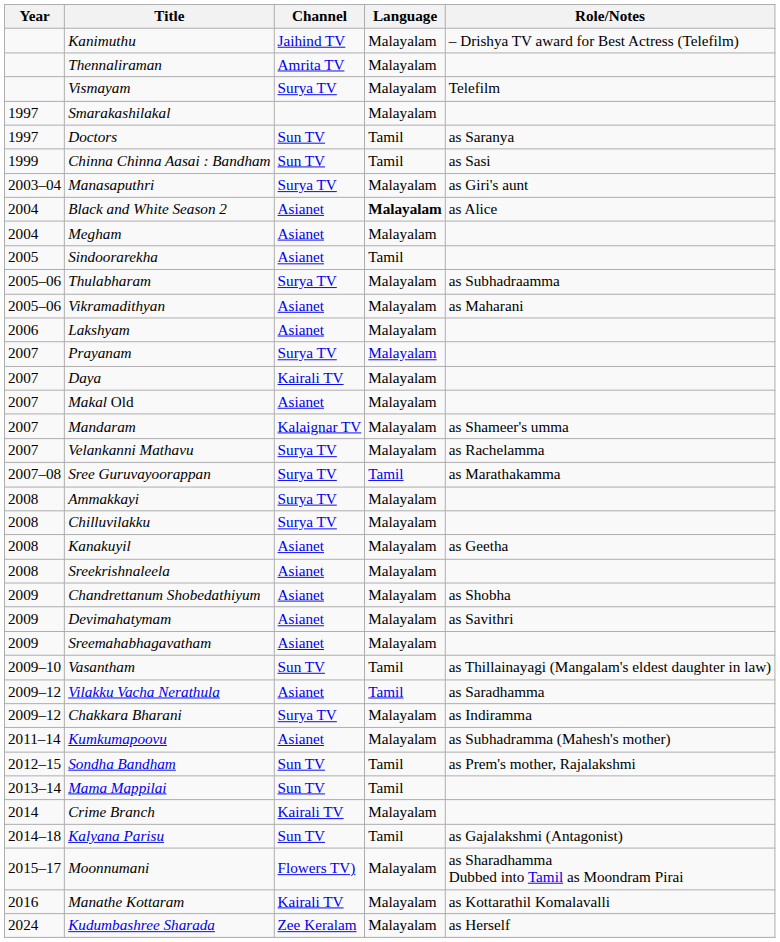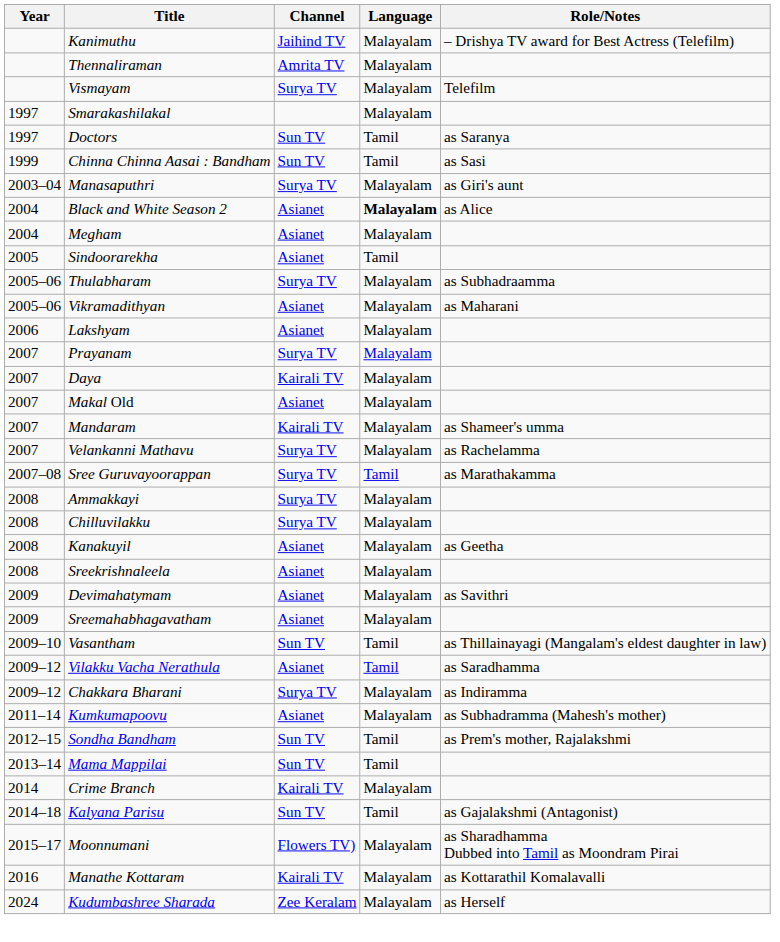(319, 426) Kalaignar TV -> (311, 426) Kairali TV
- row: (164, 595)
